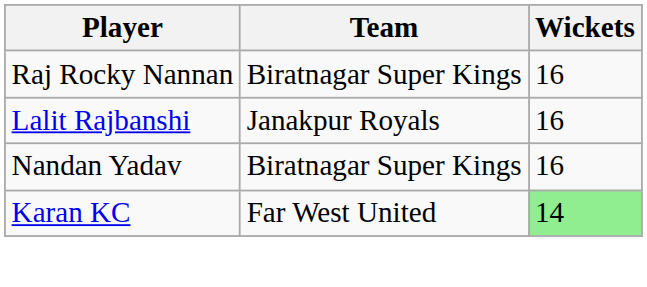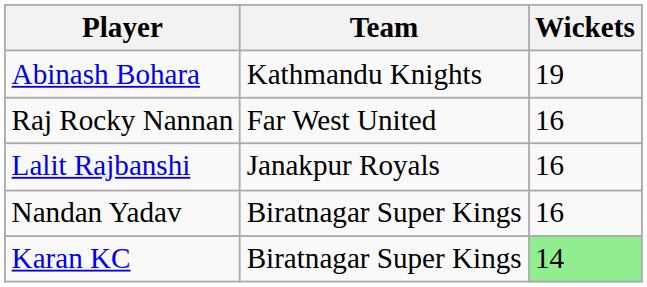+ row: (106, 73)
(384, 73) Biratnagar Super Kings -> (341, 119) Far West United
(341, 212) Far West United -> (384, 258) Biratnagar Super Kings
